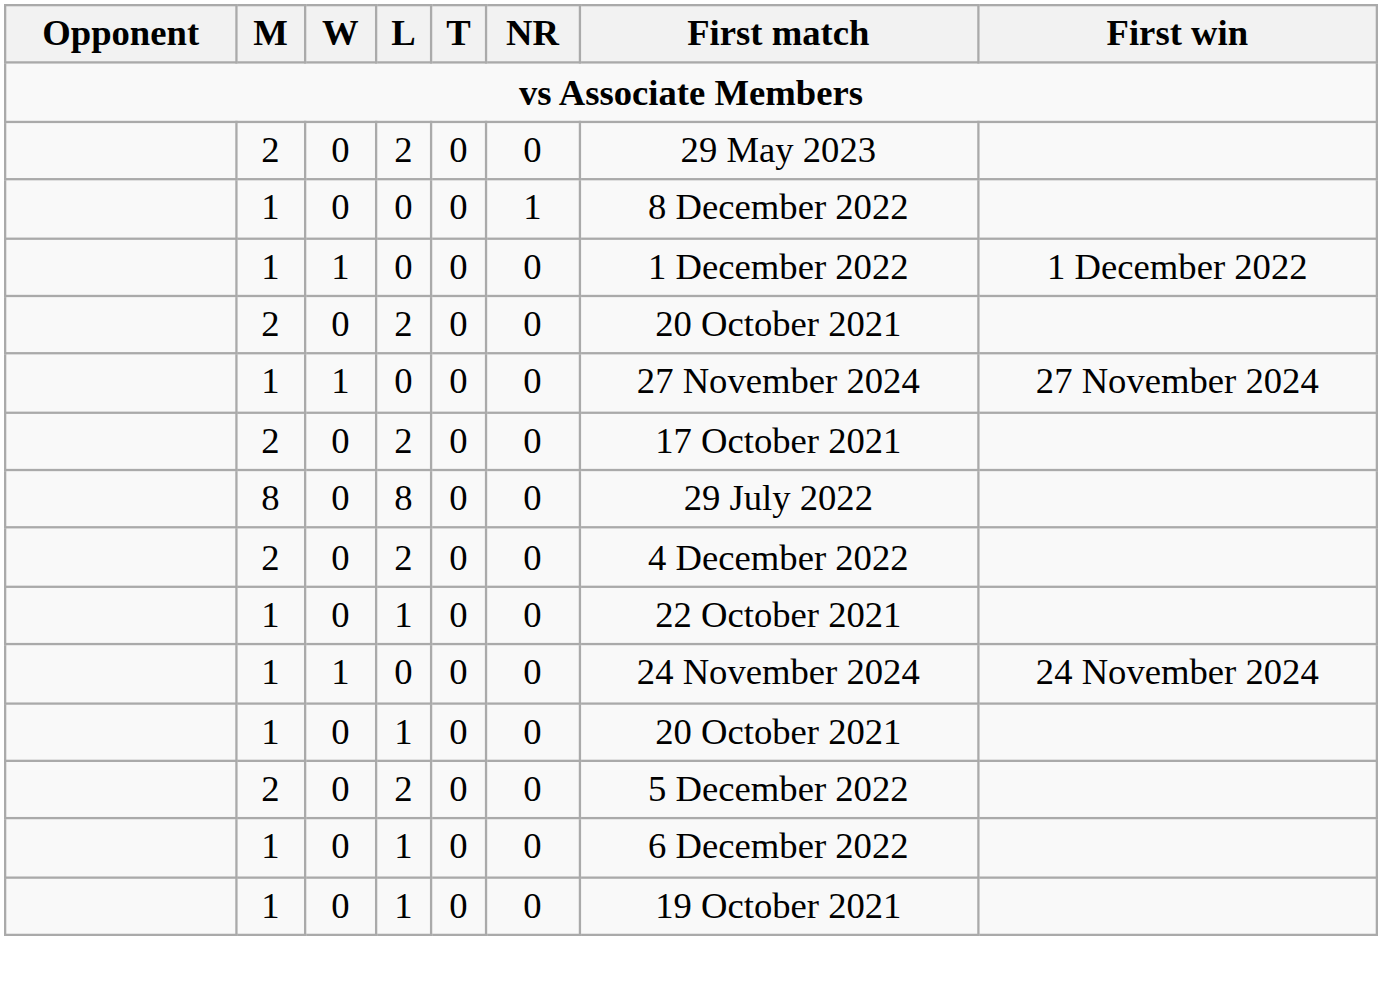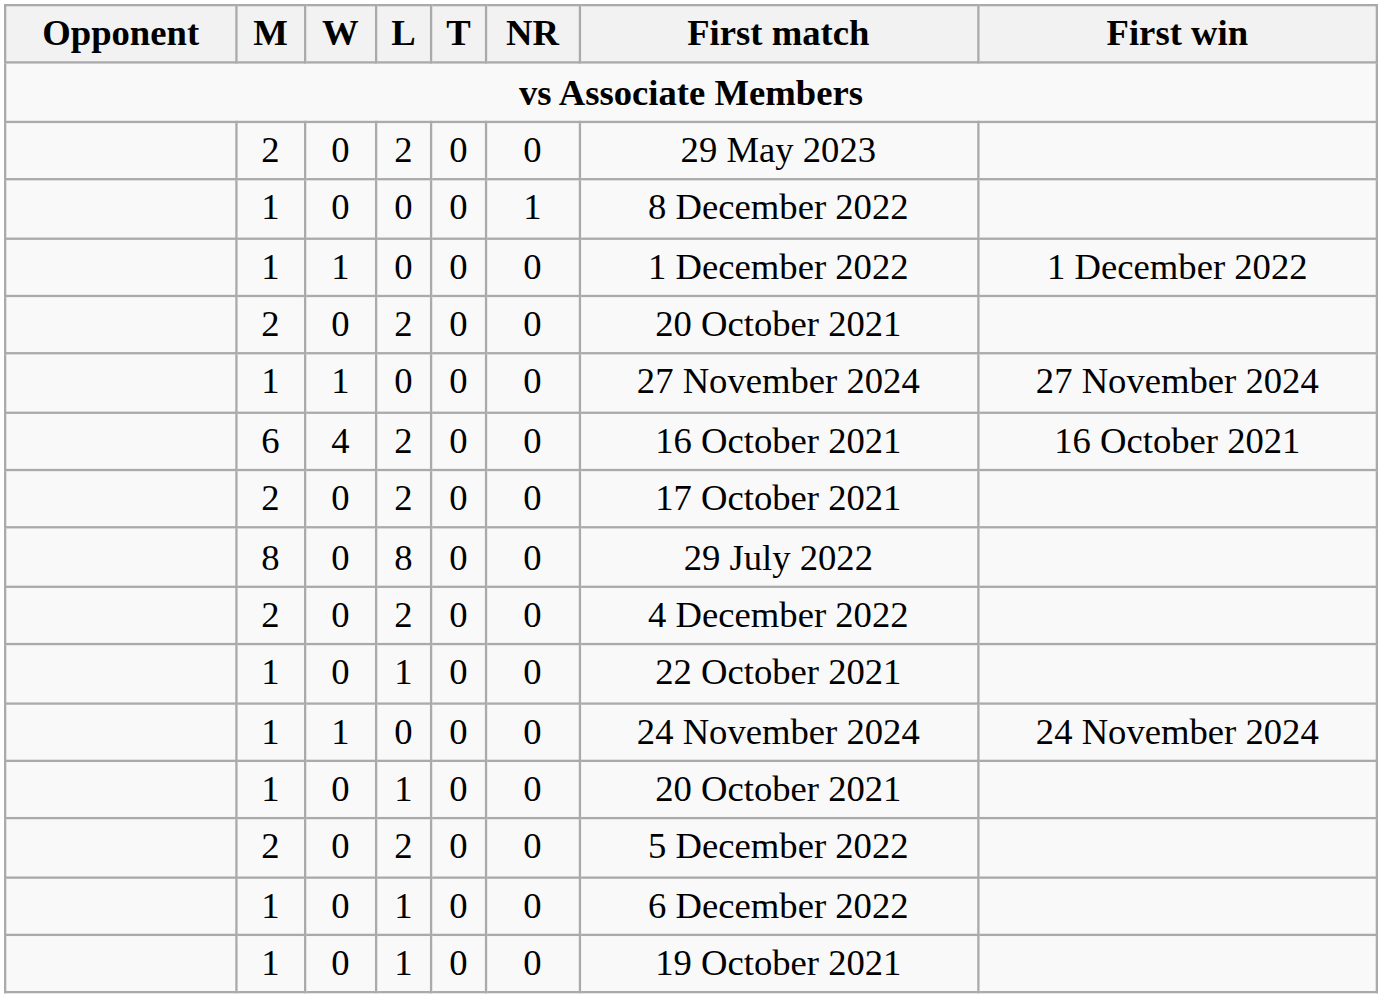+ row: (270, 440)
